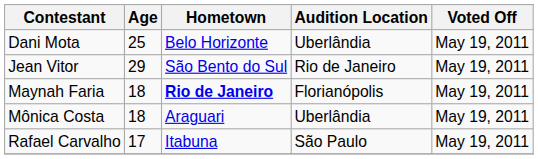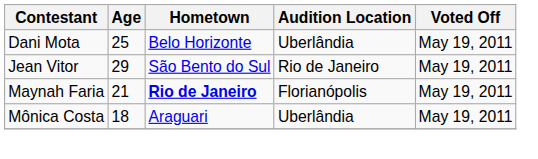(137, 92) 18 -> (120, 92) 21
- row: (64, 141)
